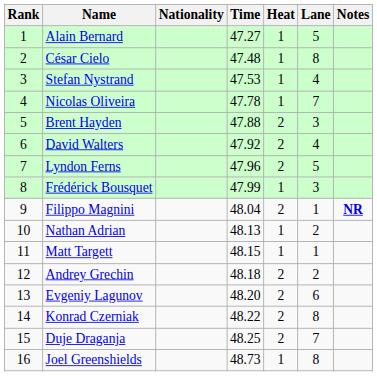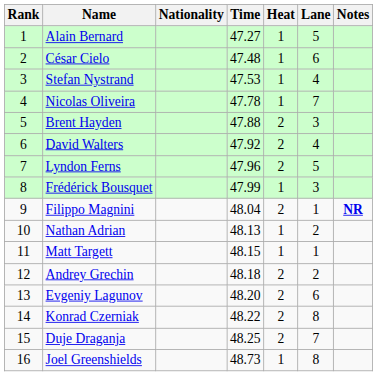(316, 58) 8 -> (316, 58) 6
